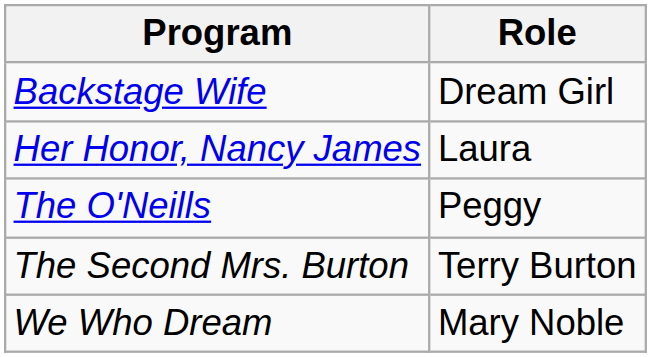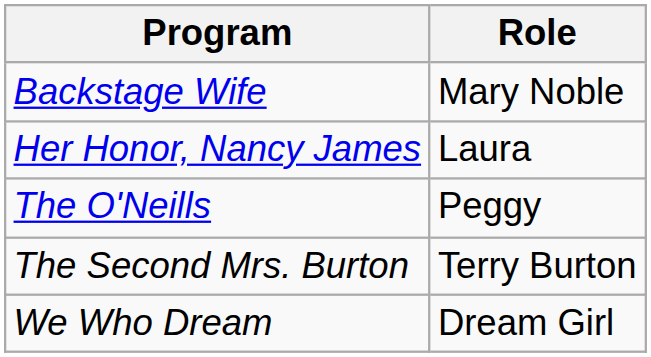(526, 91) Dream Girl -> (531, 91) Mary Noble
(531, 322) Mary Noble -> (526, 322) Dream Girl
